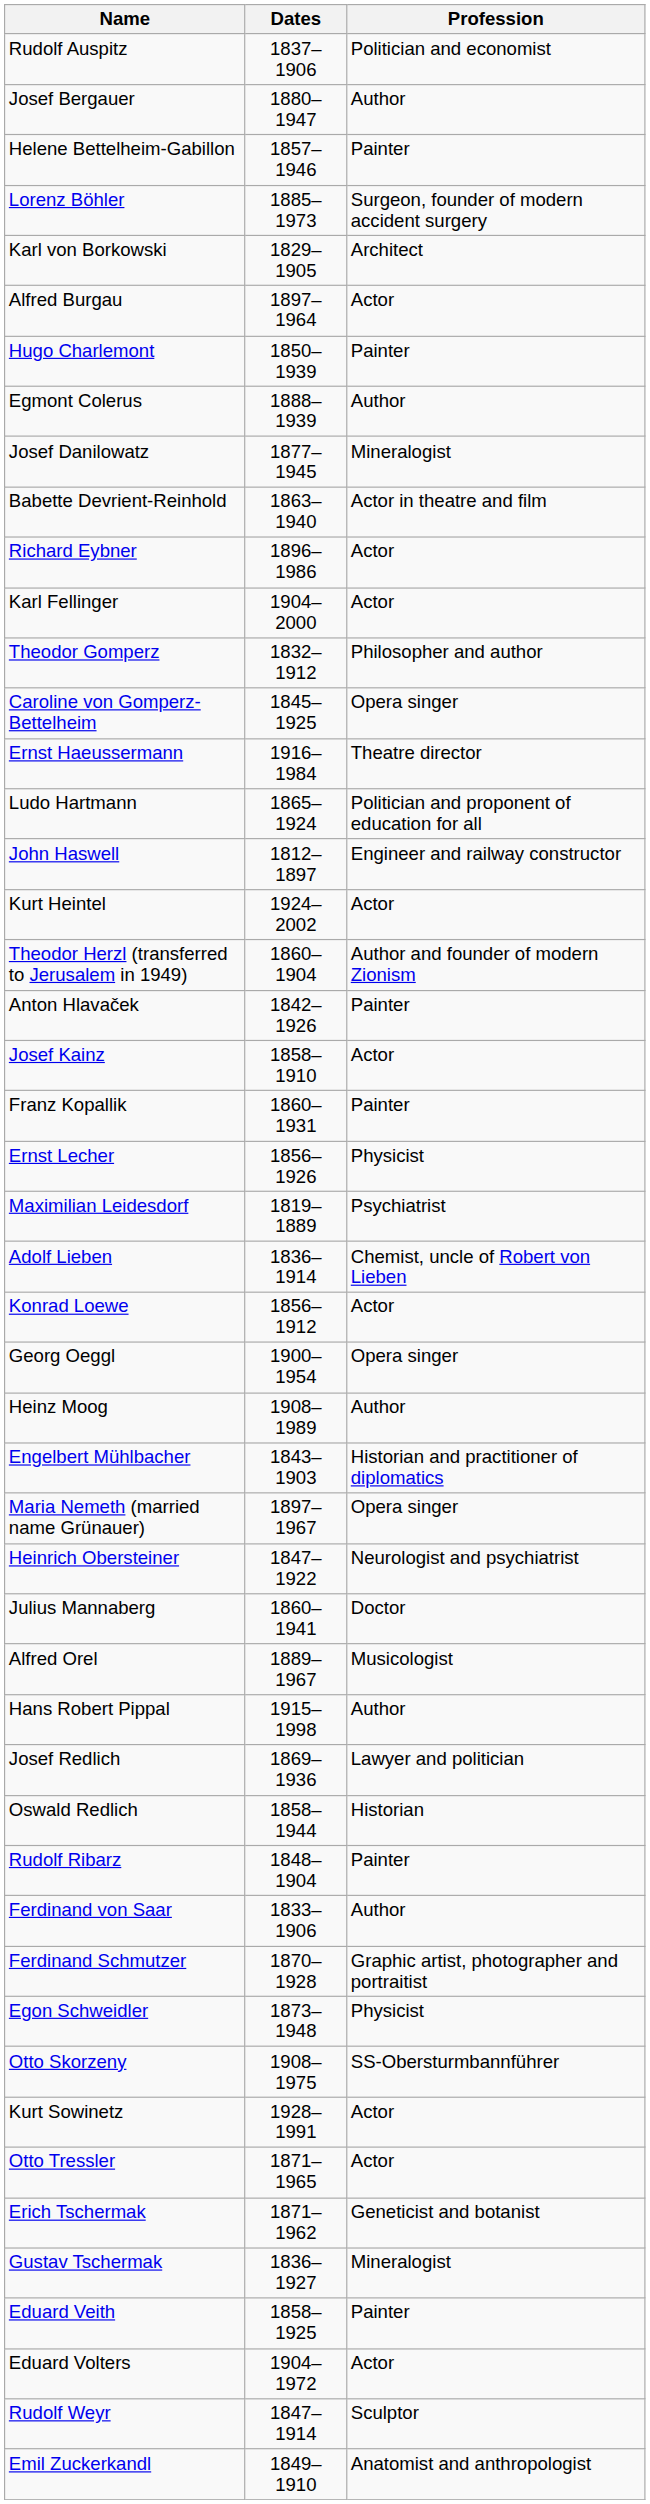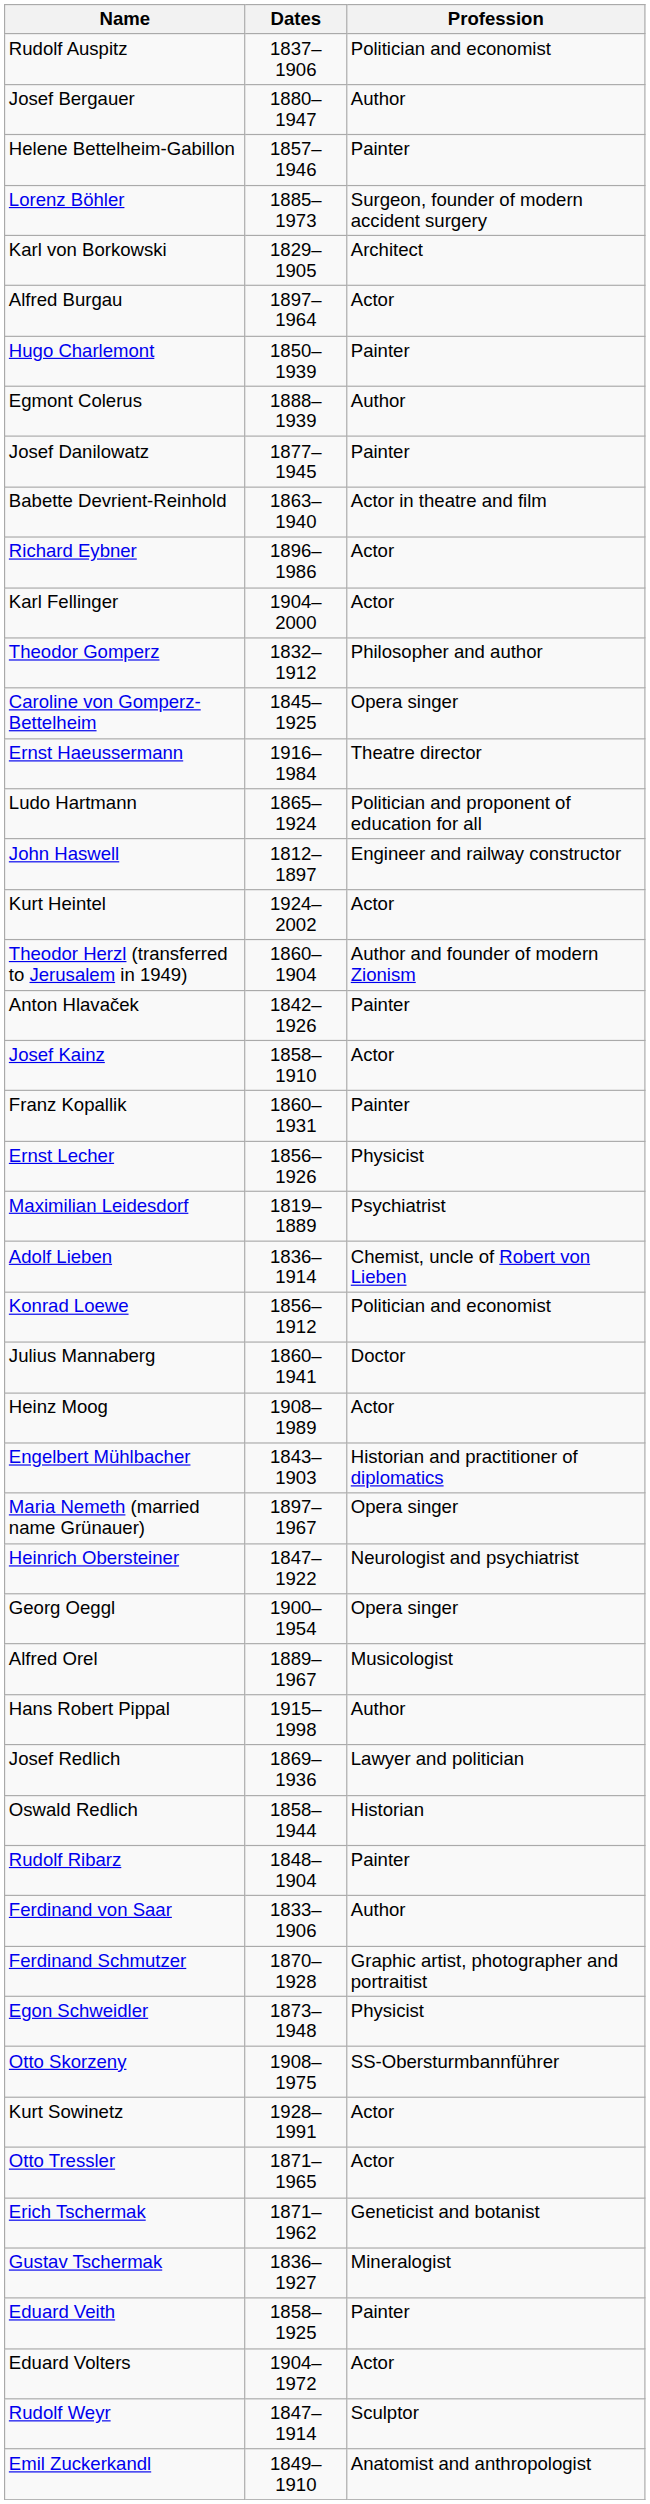(401, 451) Mineralogist -> (380, 451) Painter
(372, 1306) Actor -> (451, 1306) Politician and economist
rows swapped: (82, 1608) <-> (62, 1356)
(378, 1407) Author -> (372, 1407) Actor
